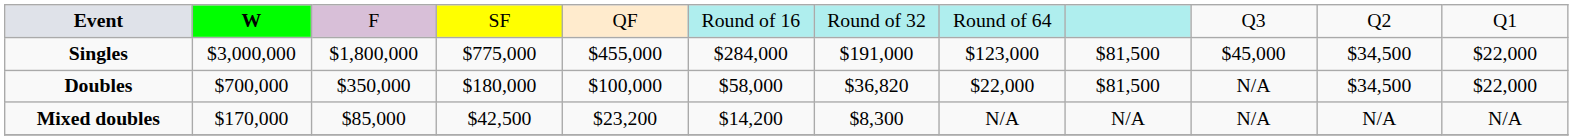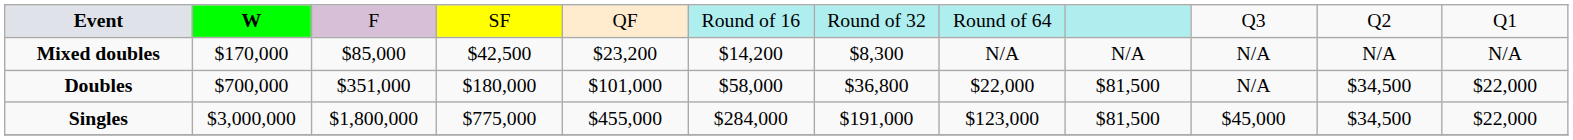rows swapped: (98, 53) <-> (98, 118)
(374, 86) $350,000 -> (374, 86) $351,000
(625, 86) $100,000 -> (625, 86) $101,000
(877, 86) $36,820 -> (877, 86) $36,800
